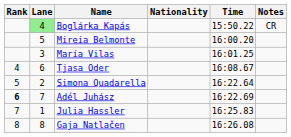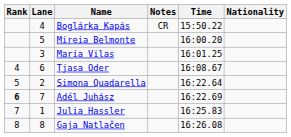columns swapped: (179, 11) <-> (271, 11)
(42, 26) lightgreen background -> (42, 26) no background
